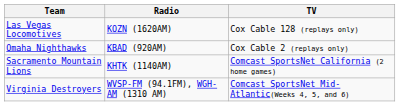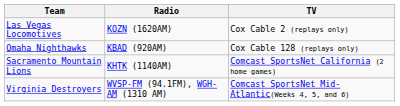(294, 29) Cox Cable 128 (replays only) -> (289, 29) Cox Cable 2 (replays only)
(289, 48) Cox Cable 2 (replays only) -> (294, 48) Cox Cable 128 (replays only)
